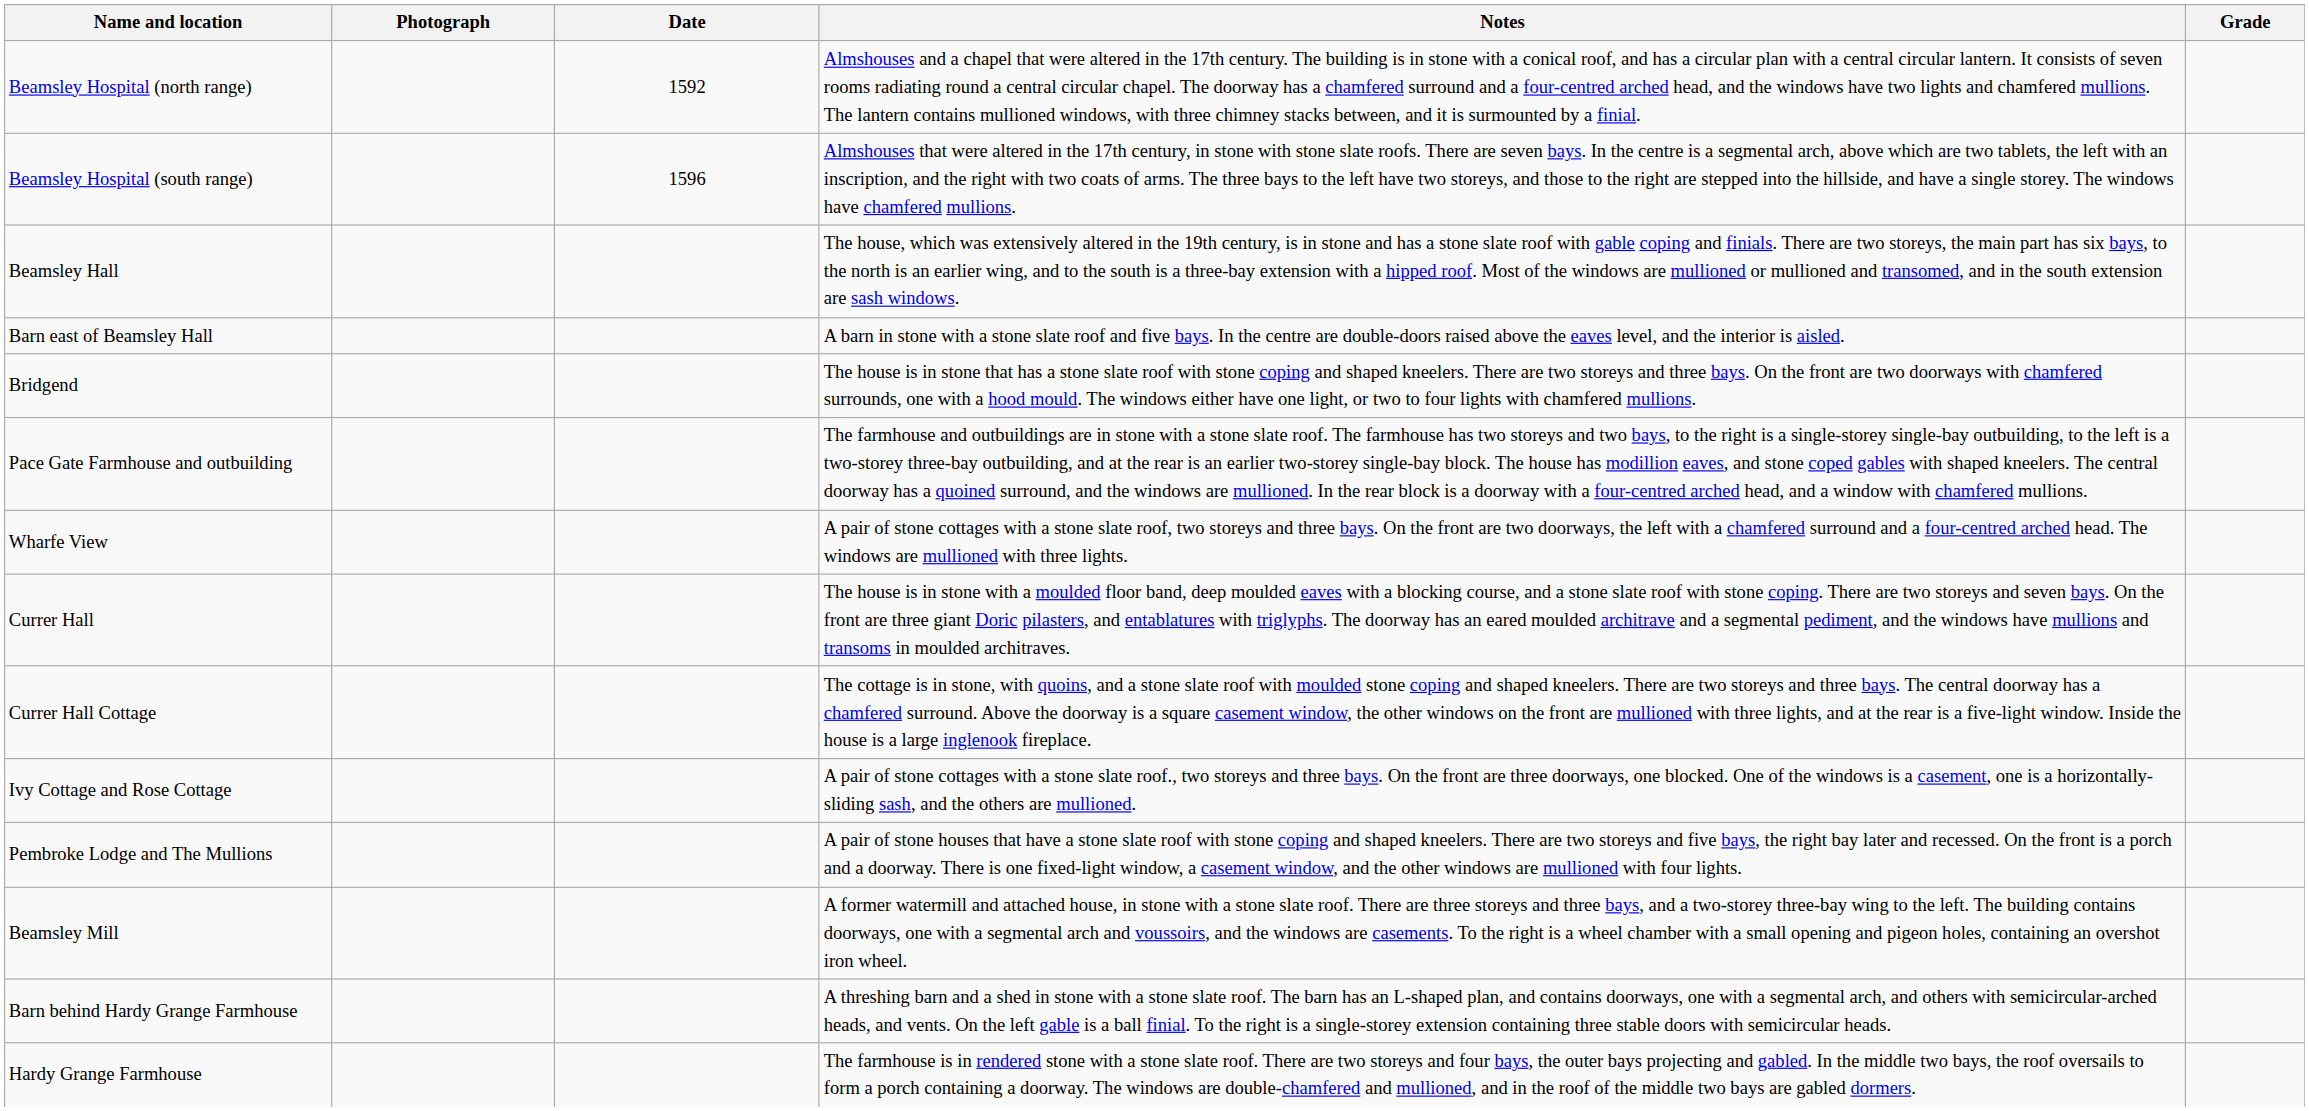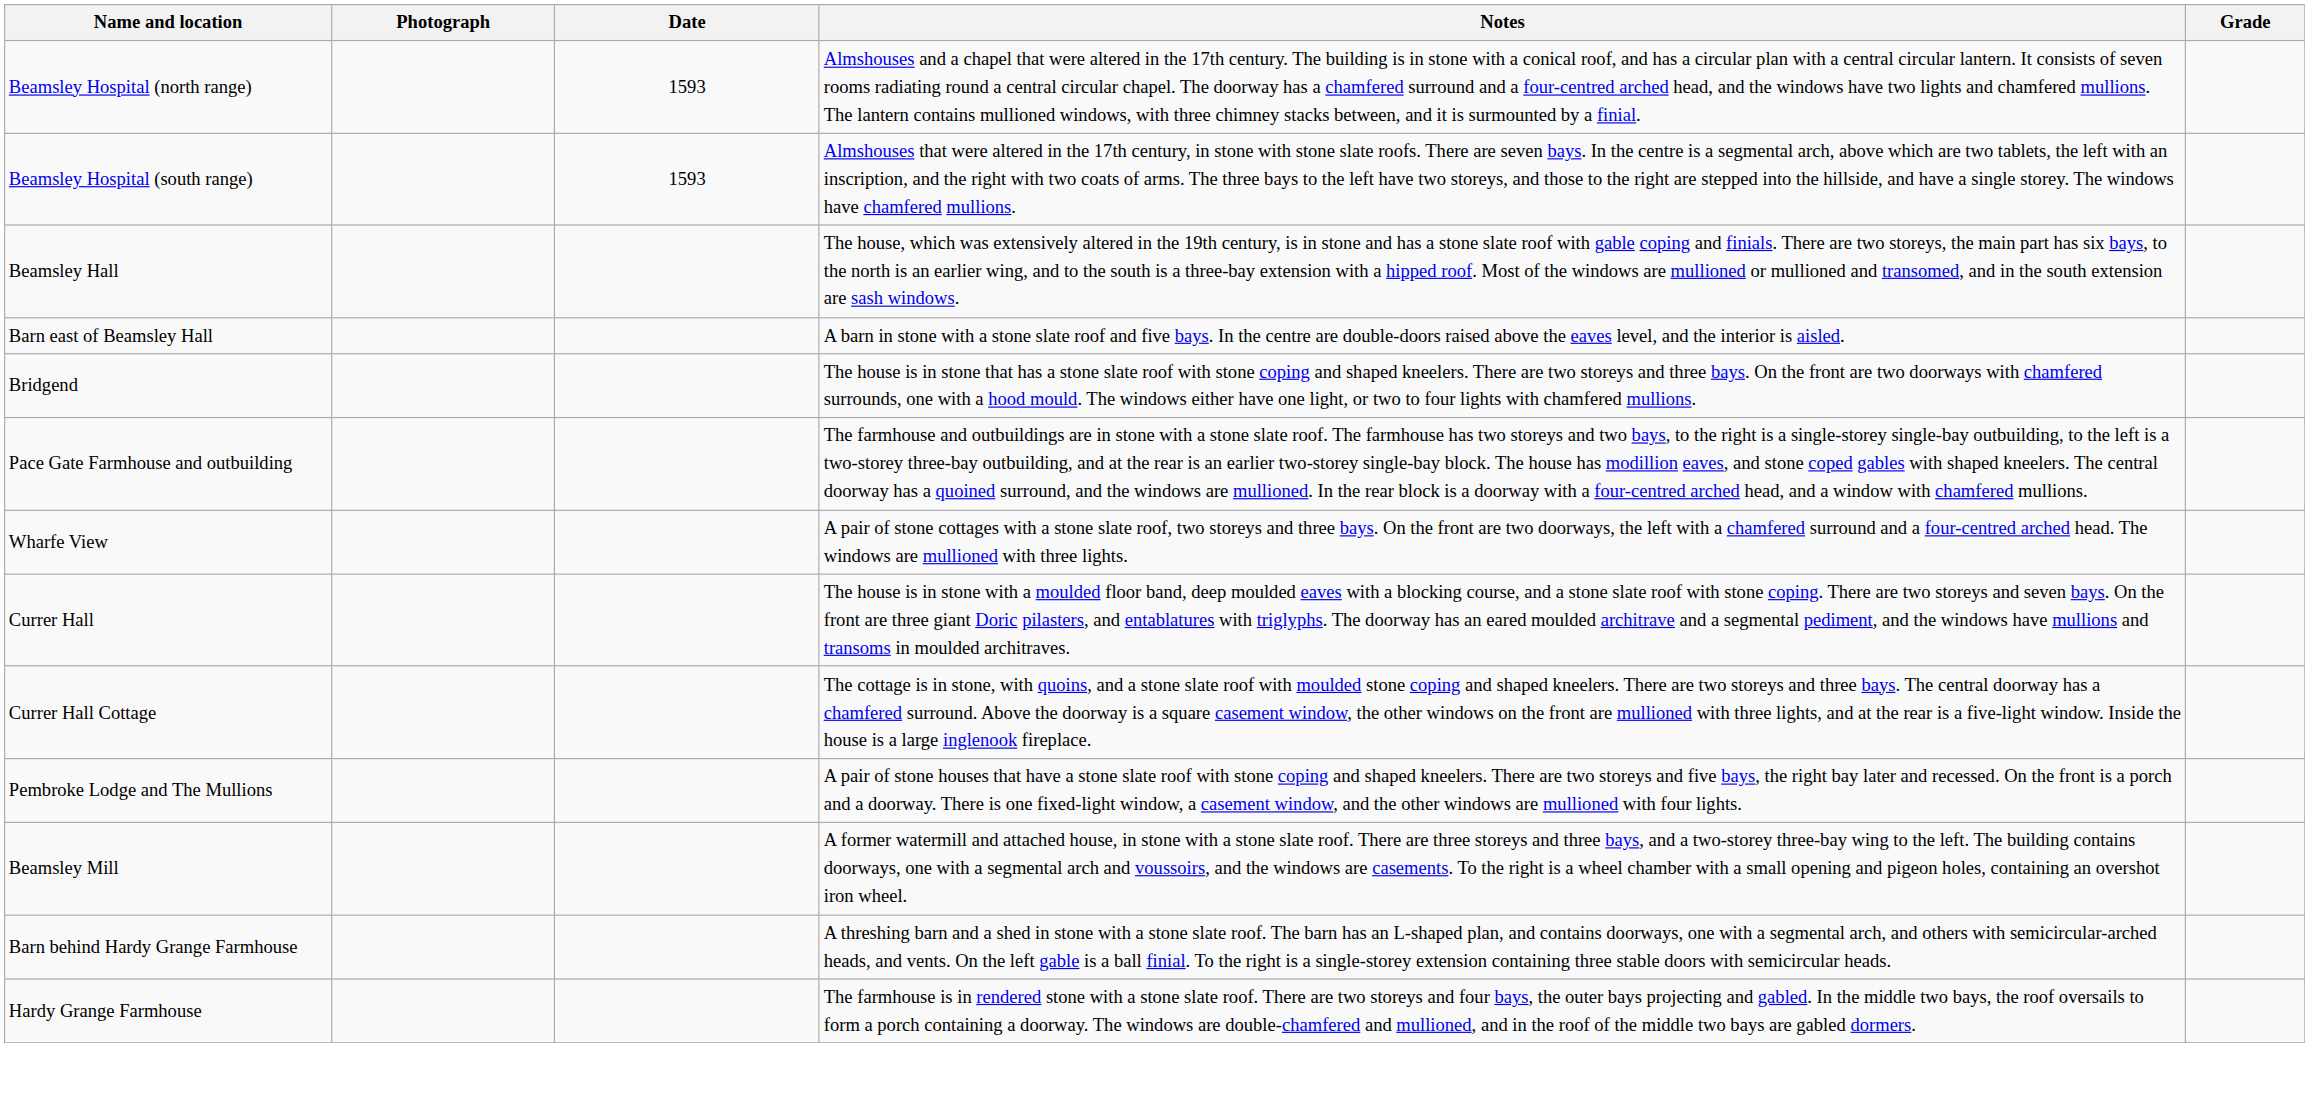(687, 86) 1592 -> (687, 86) 1593
(687, 179) 1596 -> (687, 179) 1593
- row: (120, 790)
